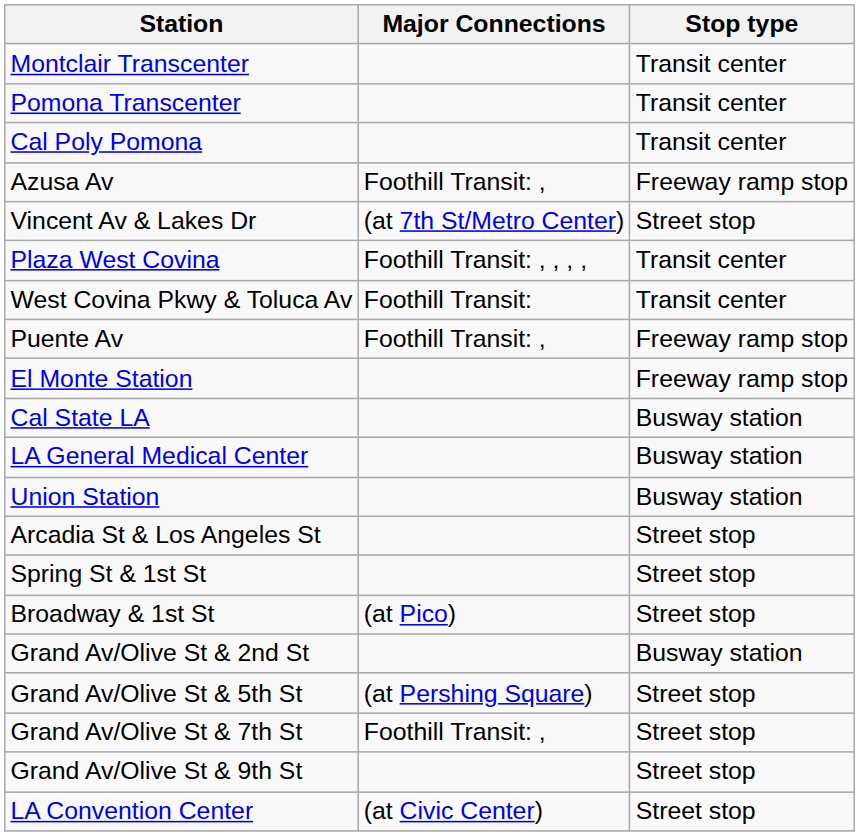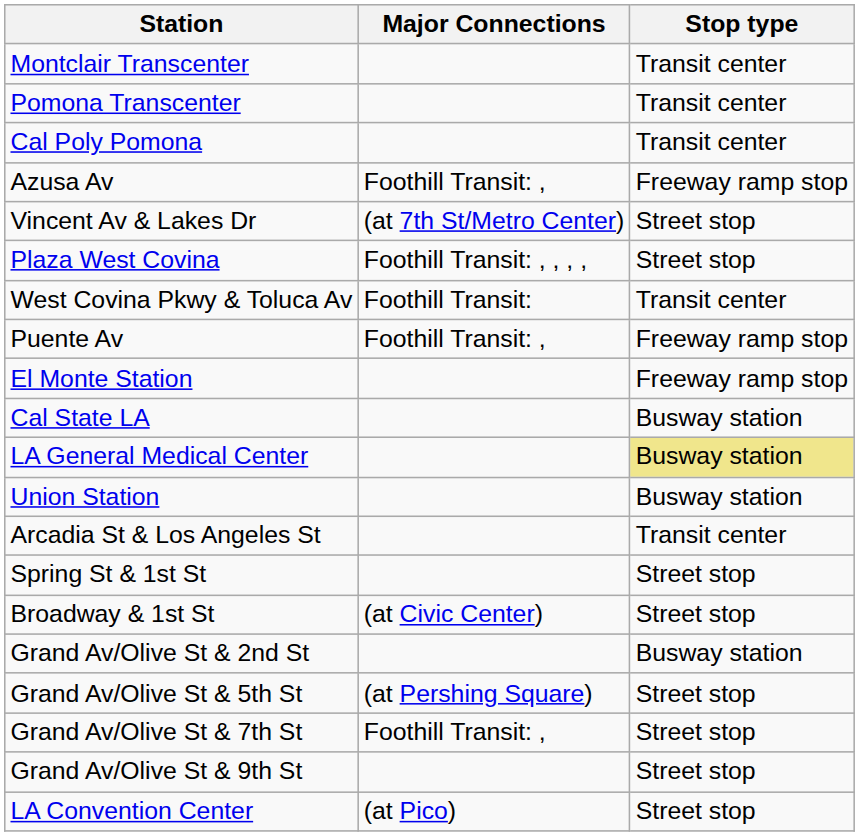(711, 260) Transit center -> (696, 260) Street stop
(719, 456) no background -> (719, 456) khaki background
(696, 535) Street stop -> (711, 535) Transit center
(410, 614) (at Pico) -> (453, 614) (at Civic Center)
(453, 810) (at Civic Center) -> (410, 810) (at Pico)
